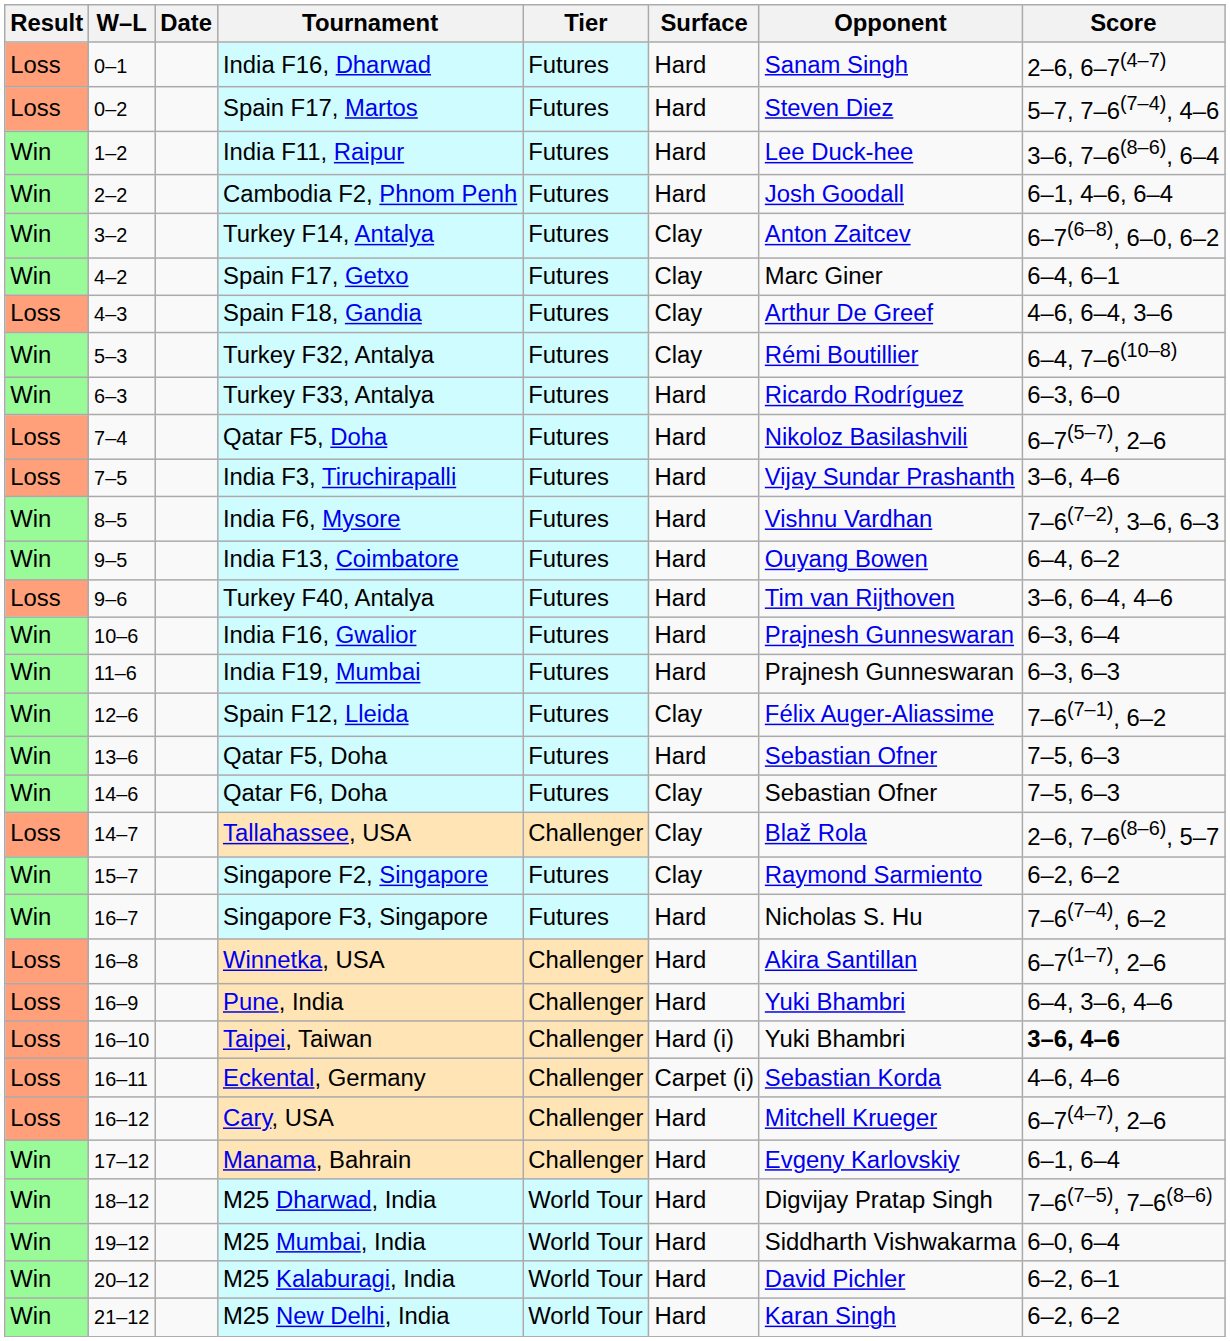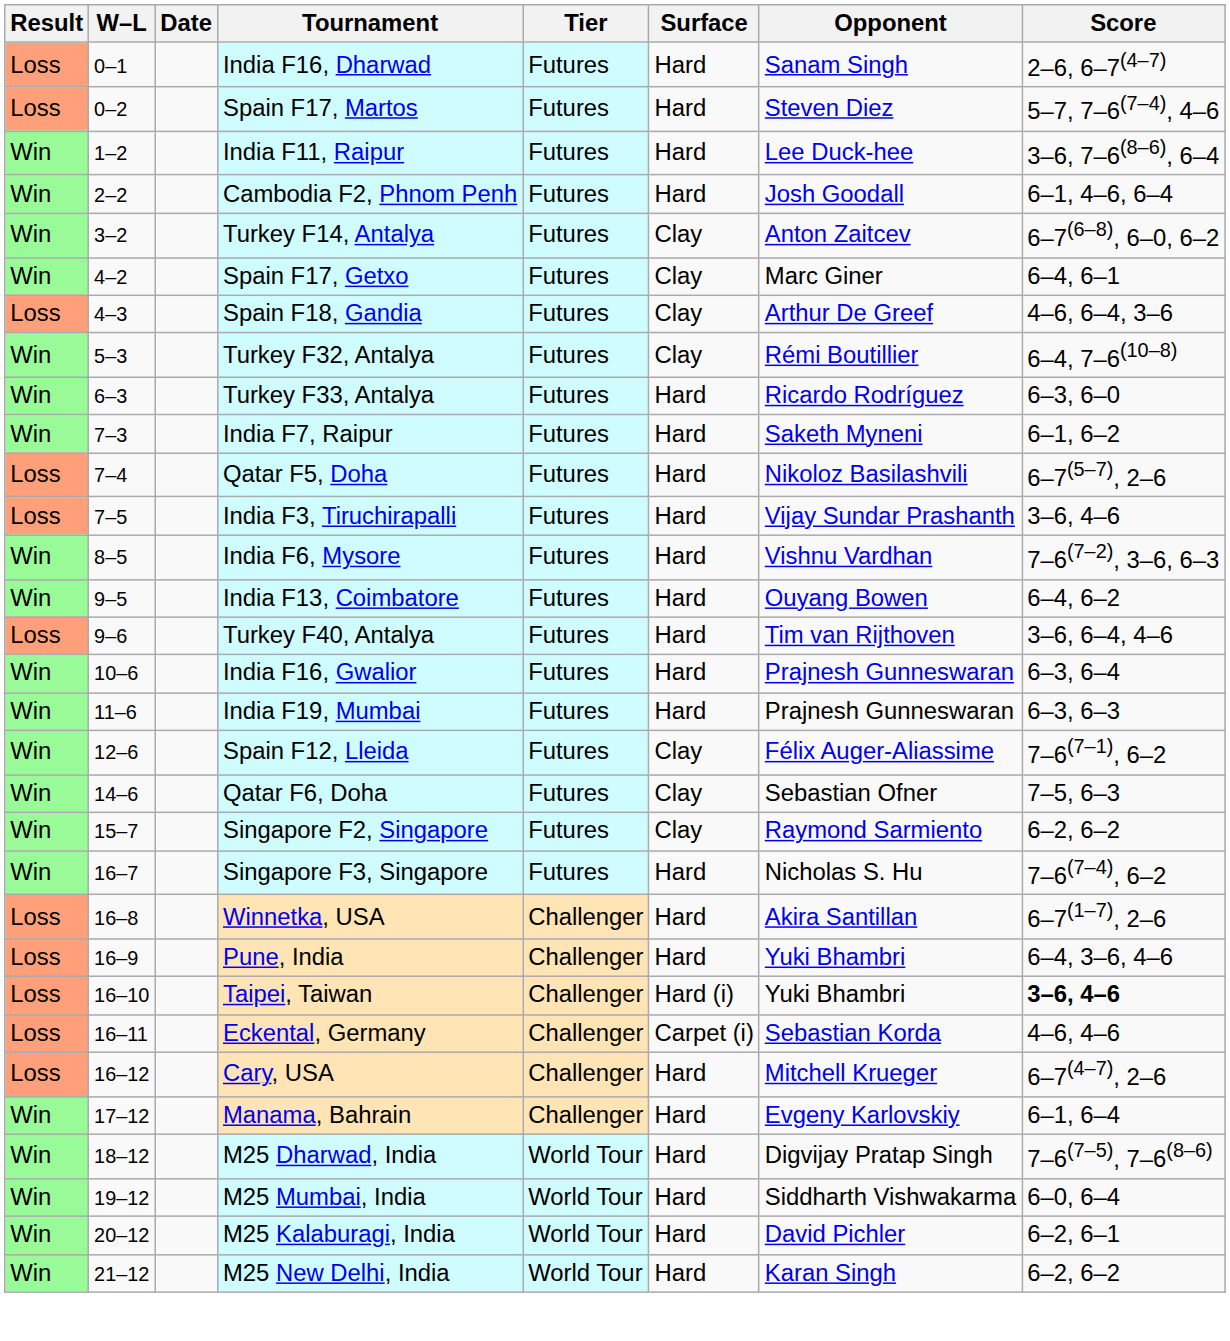+ row: (111, 435)
- row: (116, 757)
- row: (116, 835)
